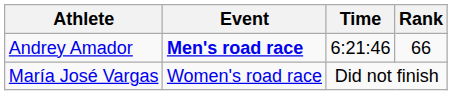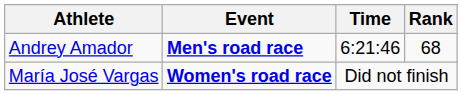(421, 48) 66 -> (431, 48) 68
(244, 76) normal -> (249, 76) bold
